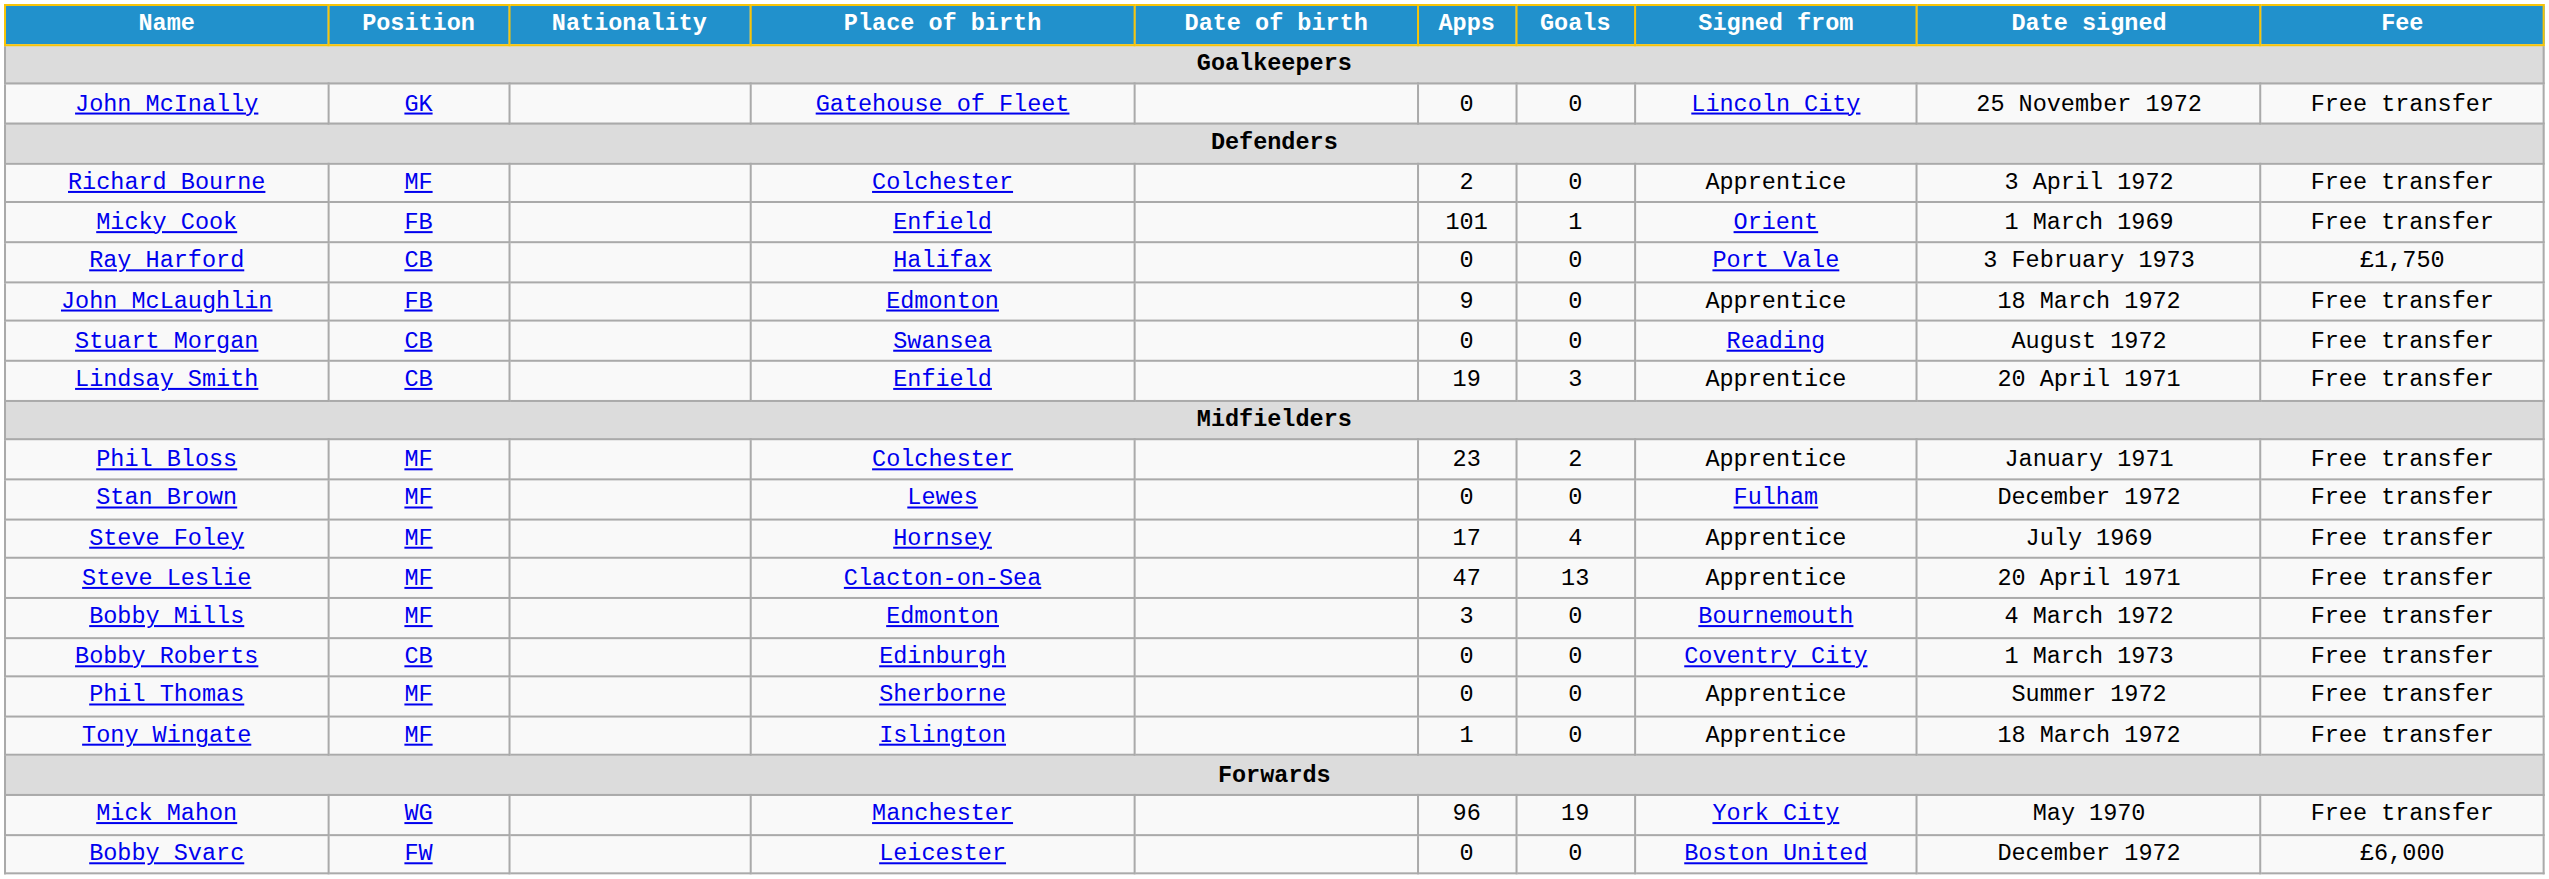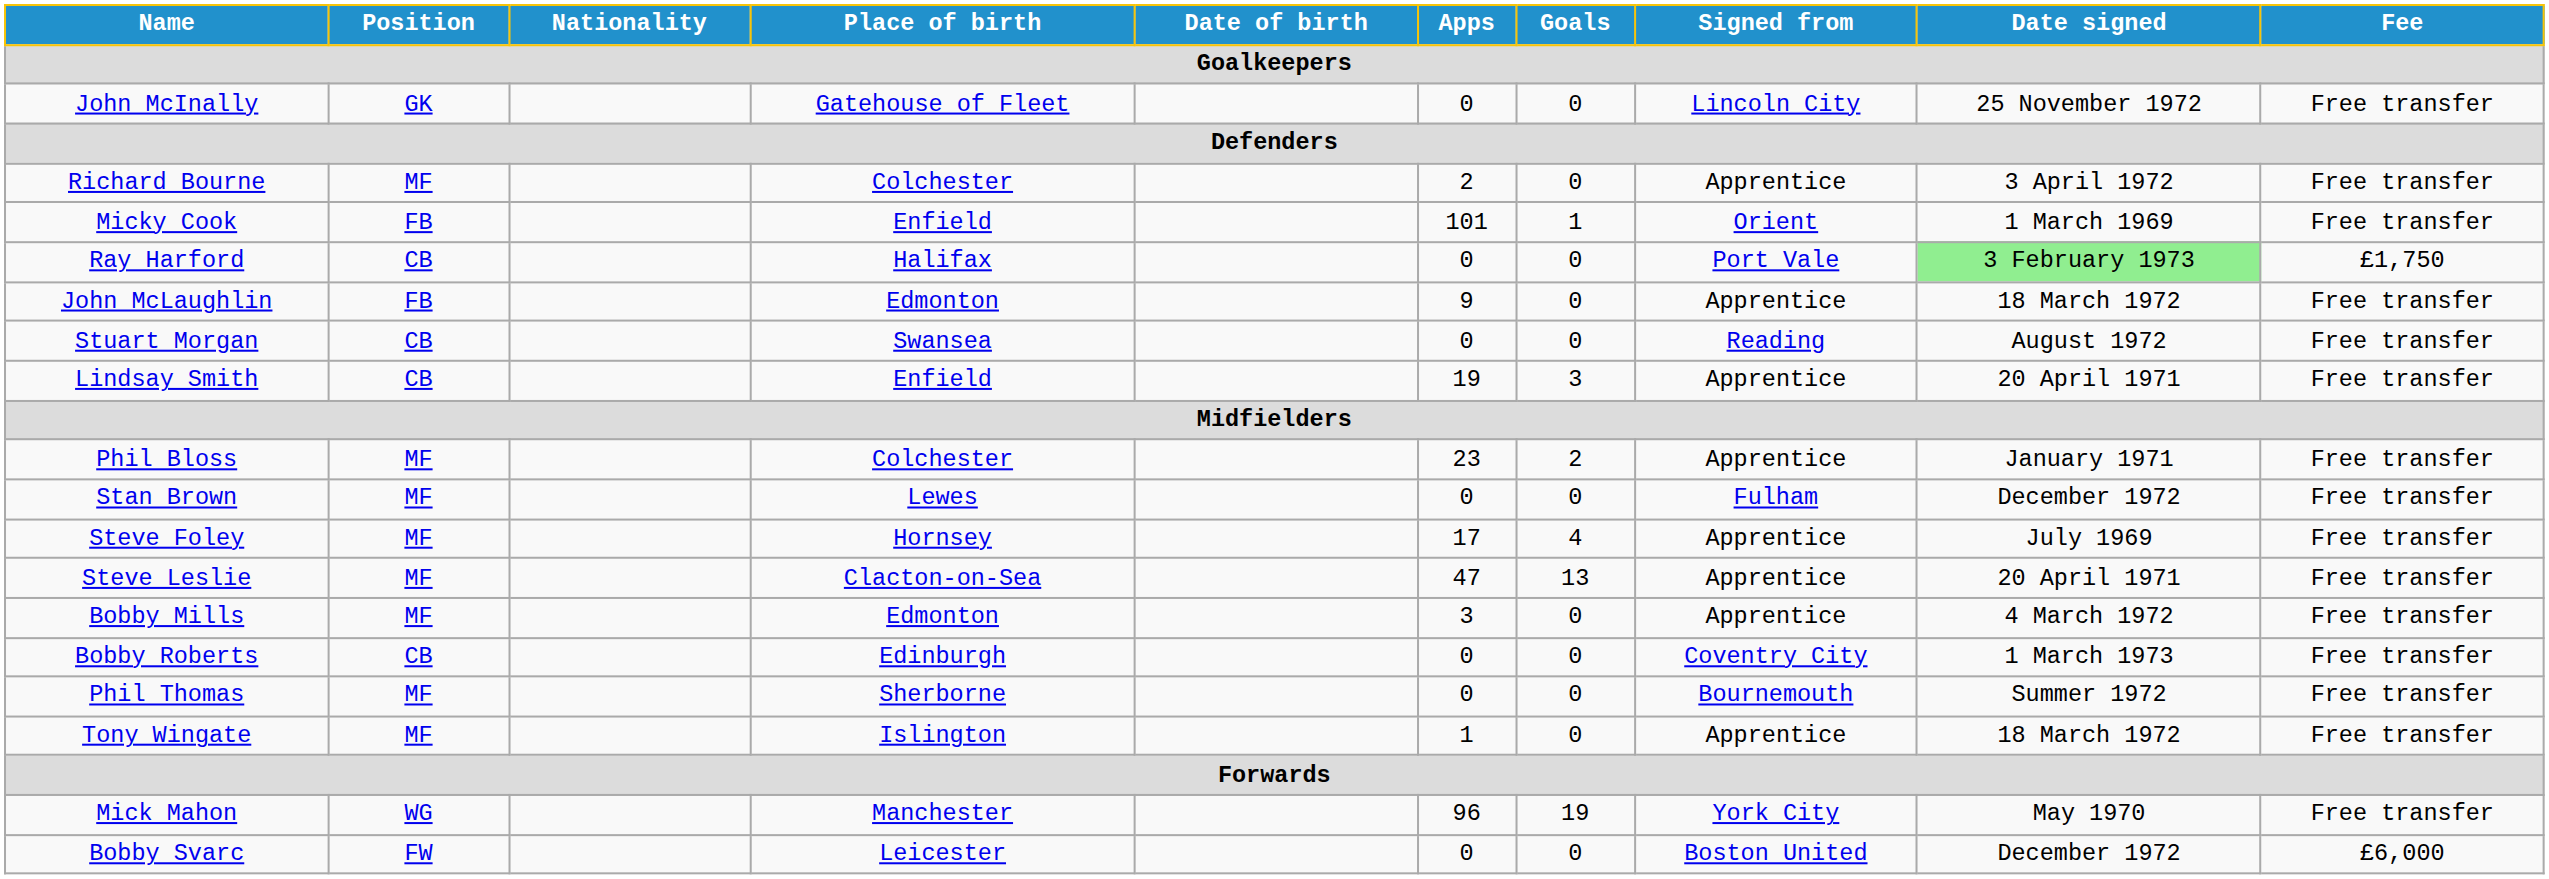(2089, 262) no background -> (2089, 262) lightgreen background
(1776, 617) Bournemouth -> (1776, 617) Apprentice
(1776, 696) Apprentice -> (1776, 696) Bournemouth
